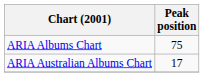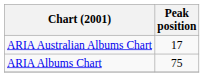rows swapped: (54, 44) <-> (79, 63)
